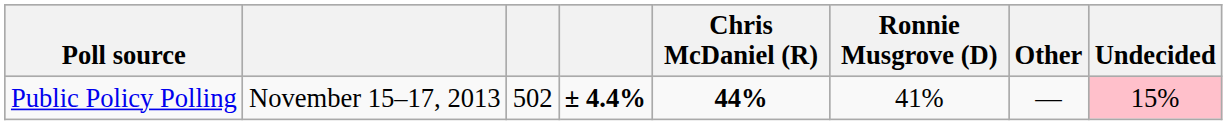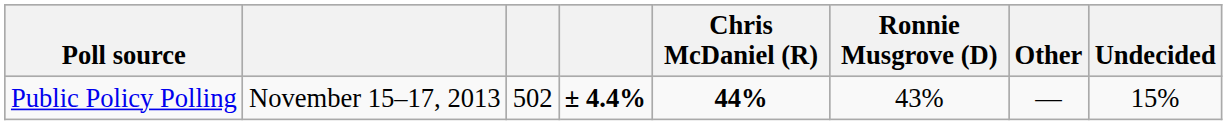(919, 97) 41% -> (919, 97) 43%
(1155, 97) pink background -> (1155, 97) no background
